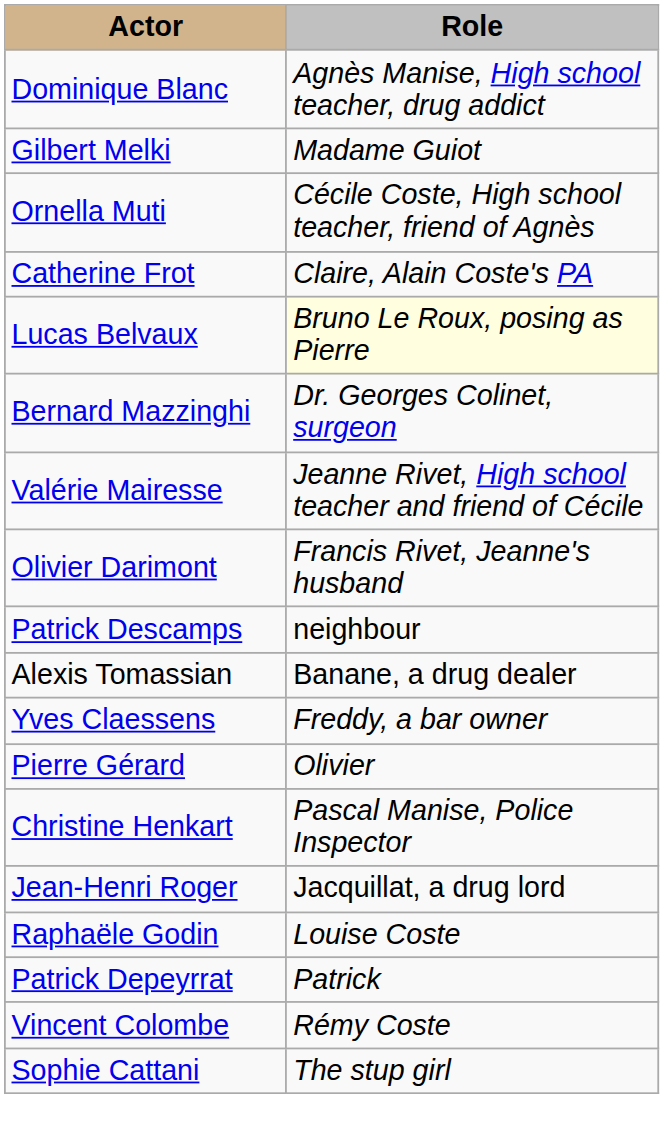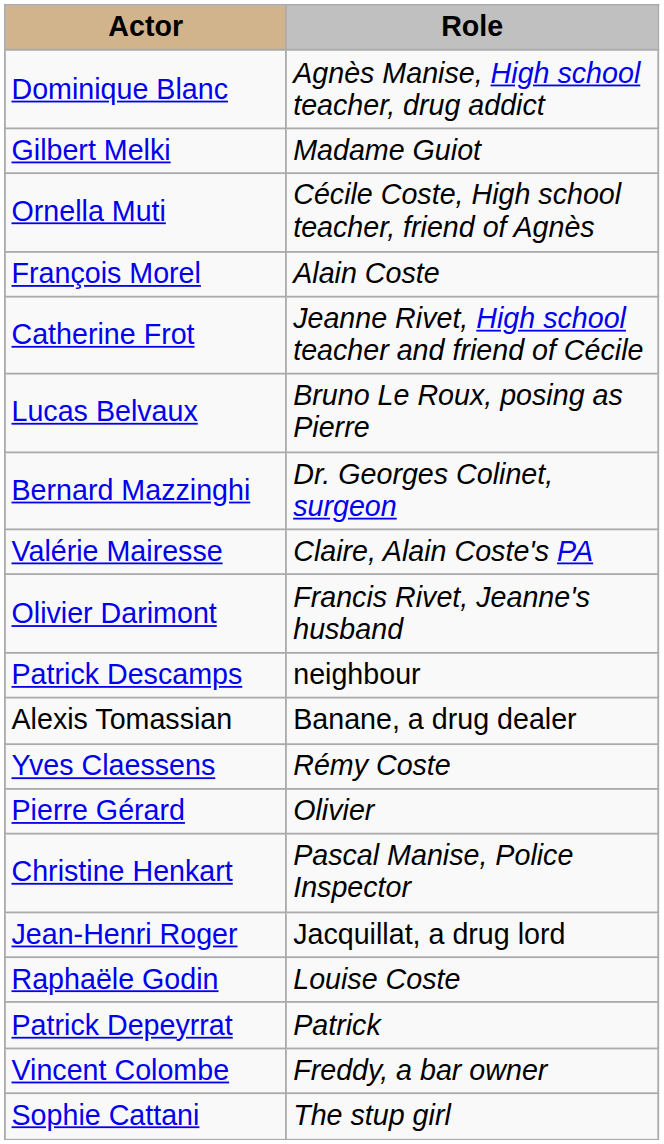+ row: (106, 273)
(443, 273) Claire, Alain Coste's PA -> (468, 334) Jeanne Rivet, High school teacher and friend of Cécile
(458, 334) lightyellow background -> (458, 412) no background
(468, 490) Jeanne Rivet, High school teacher and friend of Cécile -> (443, 551) Claire, Alain Coste's PA
(420, 720) Freddy, a bar owner -> (372, 765) Rémy Coste
(372, 1024) Rémy Coste -> (420, 1070) Freddy, a bar owner
